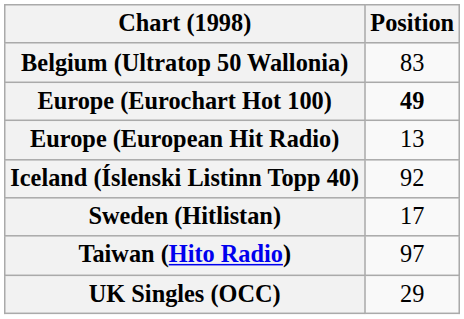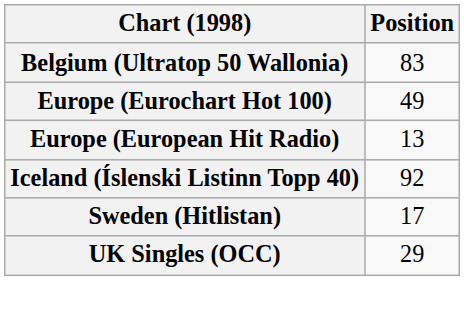(412, 100) bold -> (412, 100) normal
- row: (185, 255)
